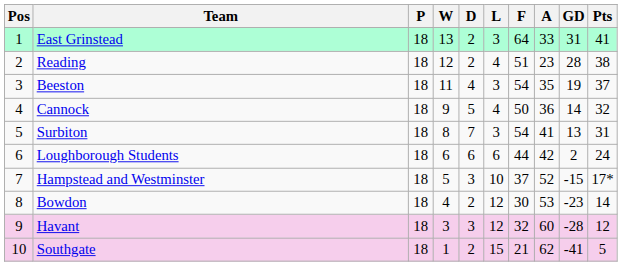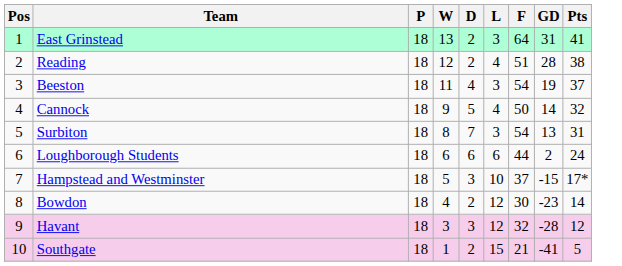- column: (547, 16)
